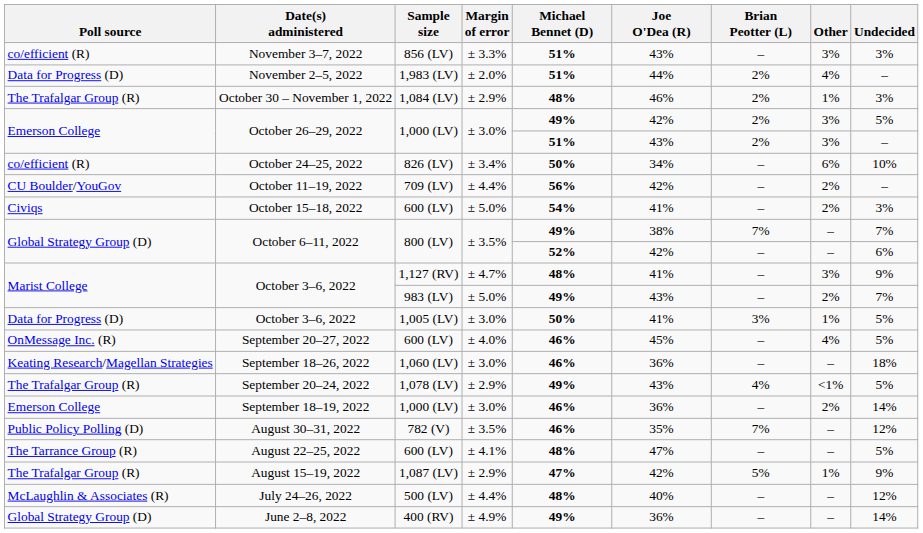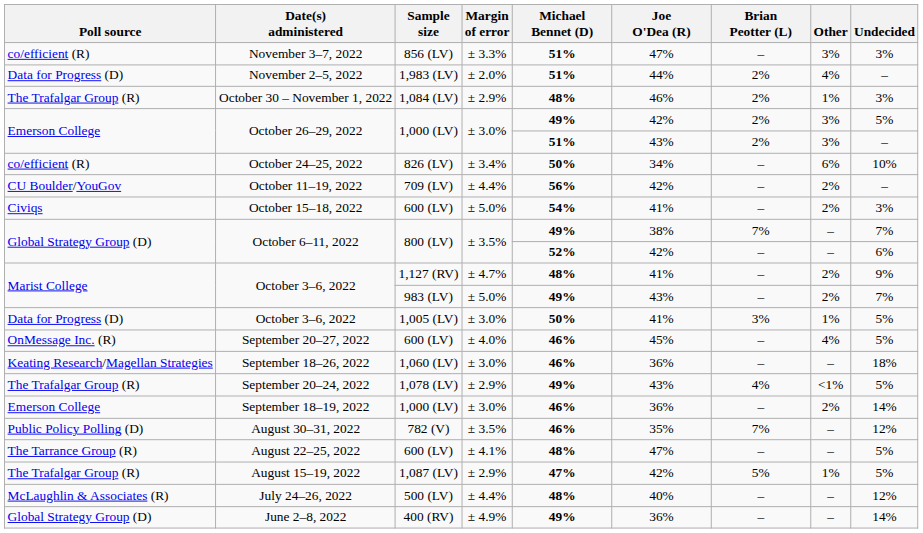(661, 53) 43% -> (661, 53) 47%
(831, 274) 3% -> (831, 274) 2%
(884, 473) 9% -> (884, 473) 5%
